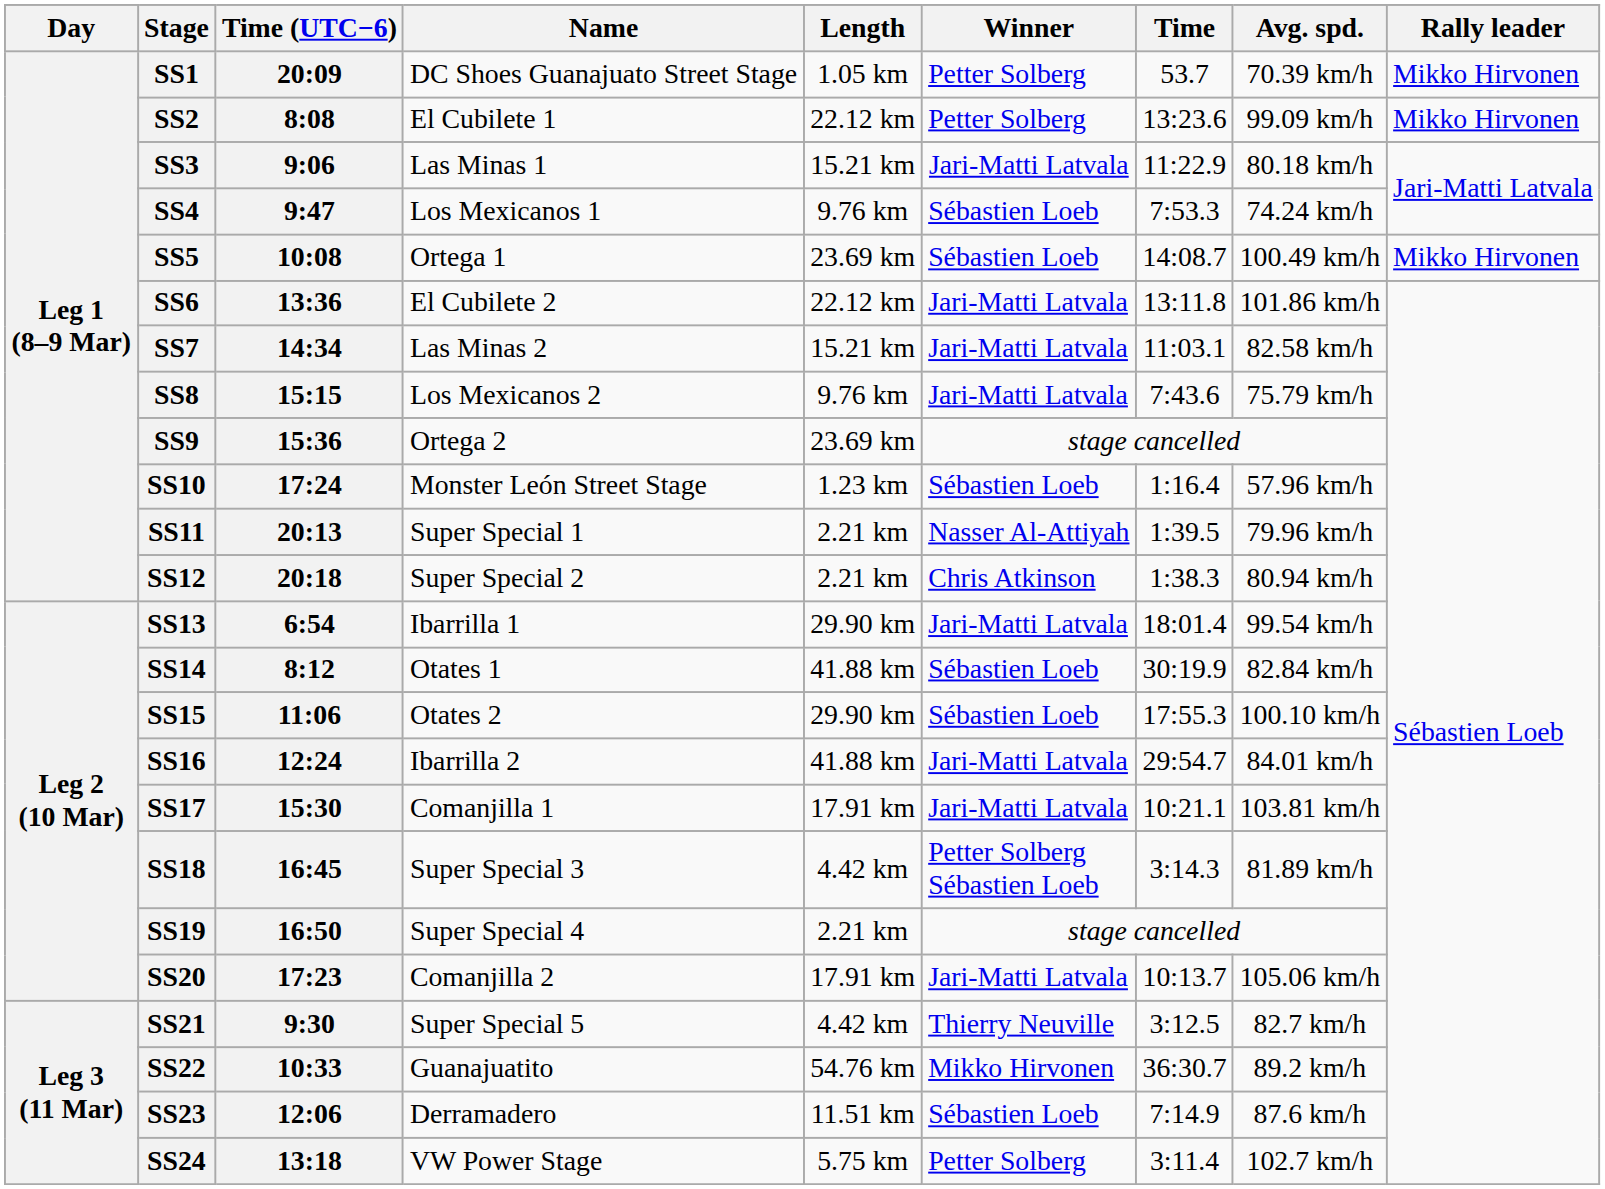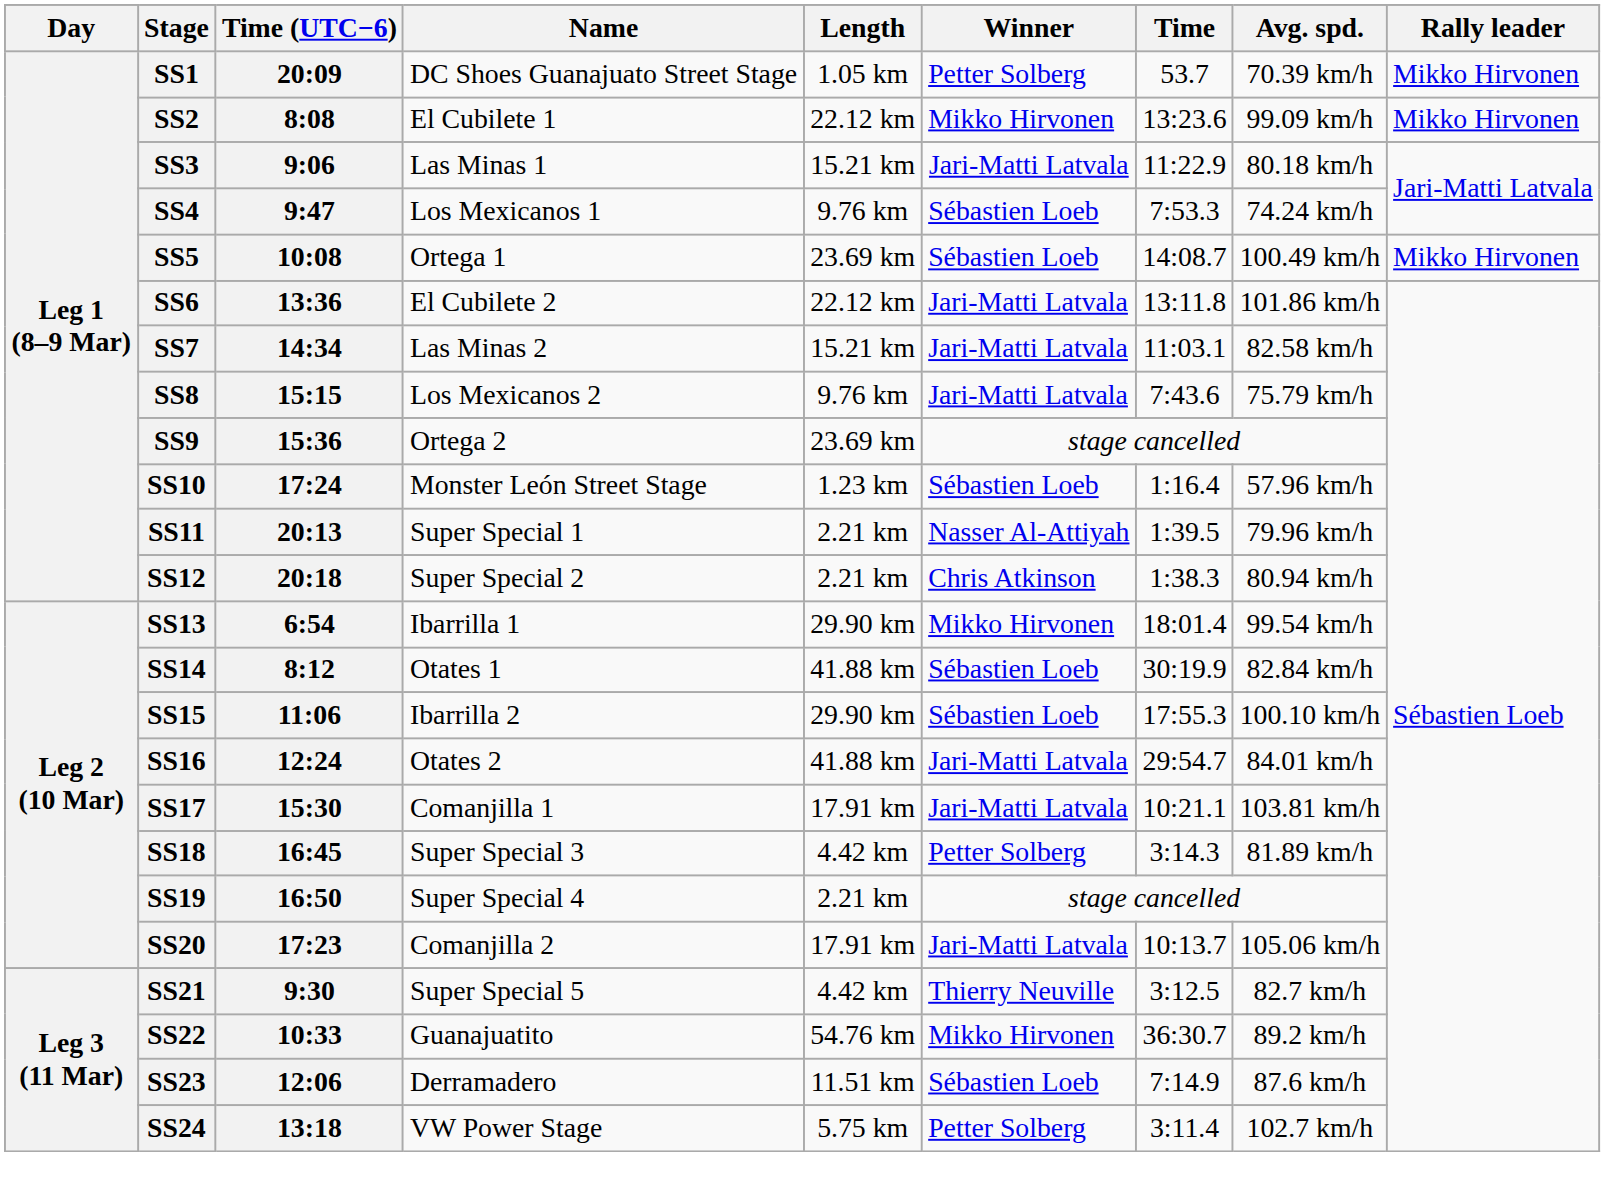(1007, 119) Petter Solberg -> (1021, 119) Mikko Hirvonen
(1028, 623) Jari-Matti Latvala -> (1021, 623) Mikko Hirvonen
(456, 715) Otates 2 -> (465, 715) Ibarrilla 2
(465, 761) Ibarrilla 2 -> (456, 761) Otates 2
(1013, 869) Petter Solberg Sébastien Loeb -> (1007, 852) Petter Solberg
